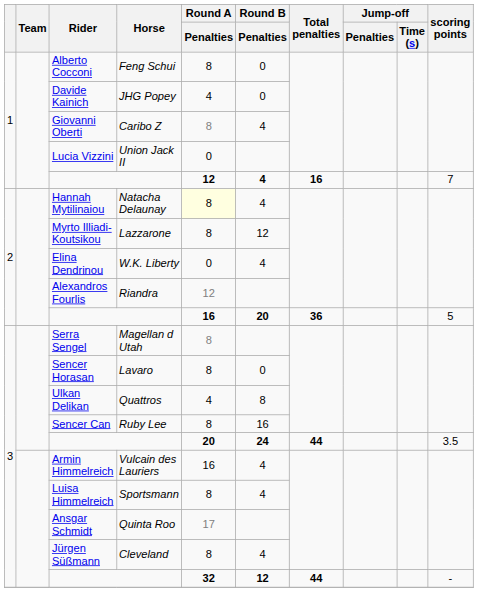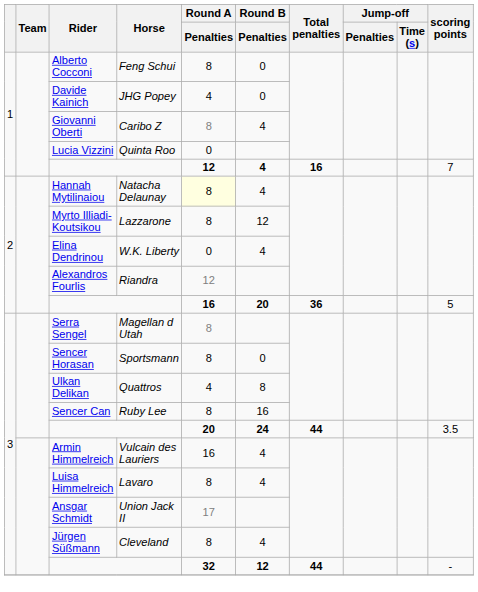(146, 157) Union Jack II -> (147, 150) Quinta Roo
(136, 371) Lavaro -> (149, 358) Sportsmann
(149, 495) Sportsmann -> (136, 483) Lavaro
(147, 525) Quinta Roo -> (146, 513) Union Jack II
